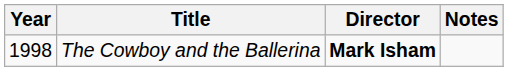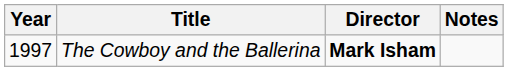(31, 50) 1998 -> (31, 50) 1997
